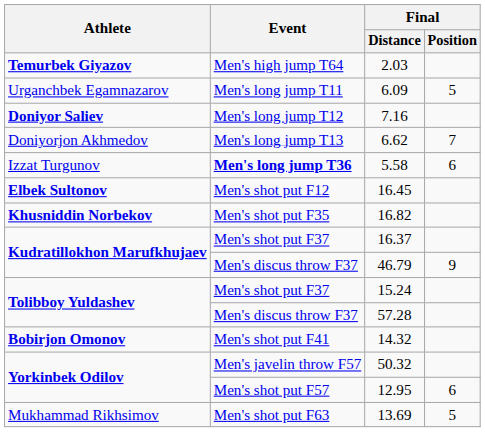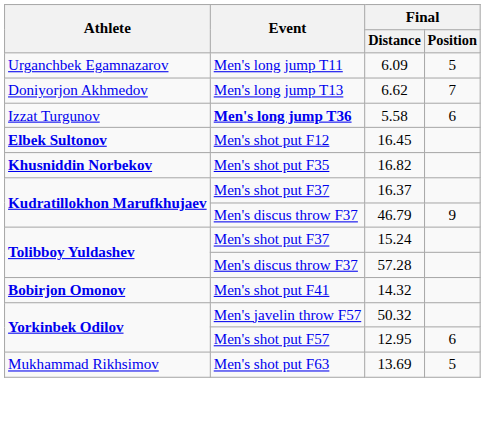- row: (394, 65)
- row: (394, 115)
